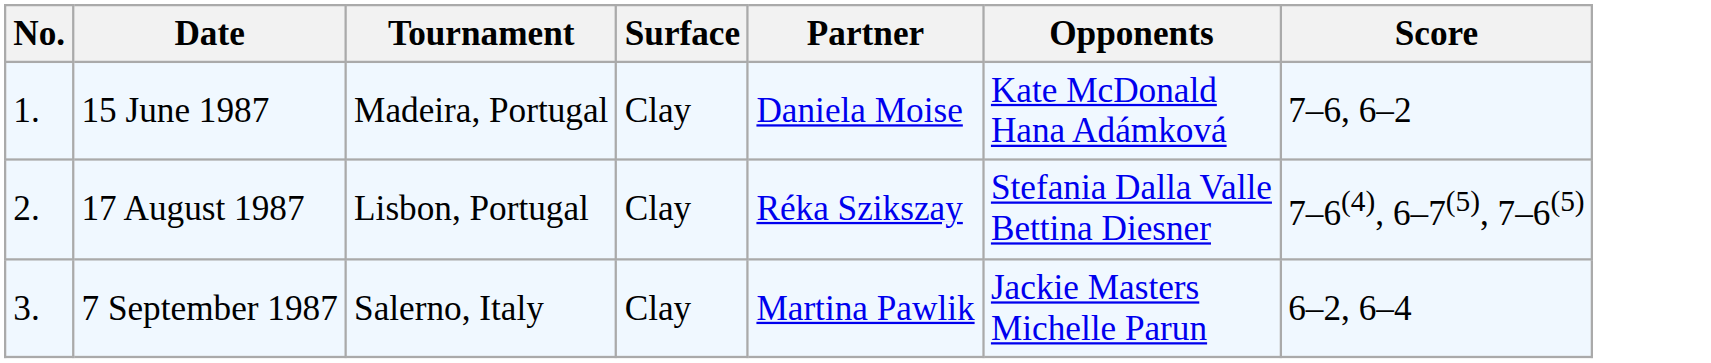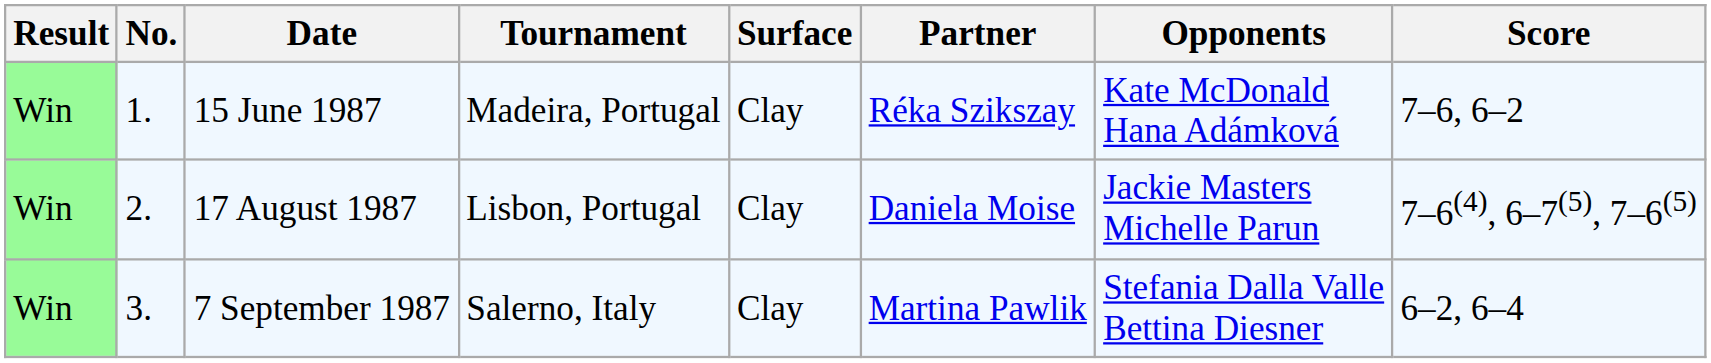+ column: (61, 32)
(860, 110) Daniela Moise -> (972, 110) Réka Szikszay
(860, 208) Réka Szikszay -> (972, 208) Daniela Moise
(1131, 208) Stefania Dalla Valle Bettina Diesner -> (1211, 208) Jackie Masters Michelle Parun
(1099, 306) Jackie Masters Michelle Parun -> (1244, 306) Stefania Dalla Valle Bettina Diesner
